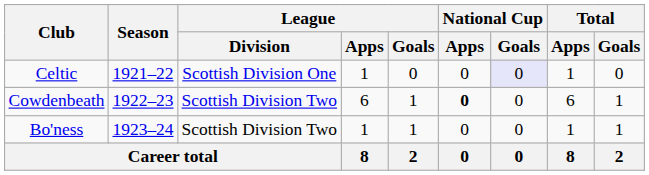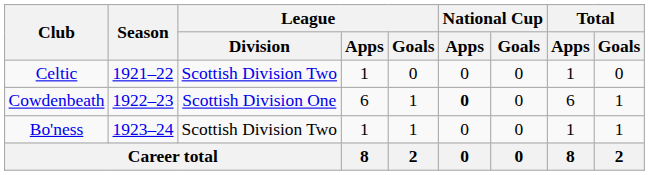(259, 73) Scottish Division One -> (259, 73) Scottish Division Two
(519, 73) lavender background -> (519, 73) no background
(259, 101) Scottish Division Two -> (259, 101) Scottish Division One
